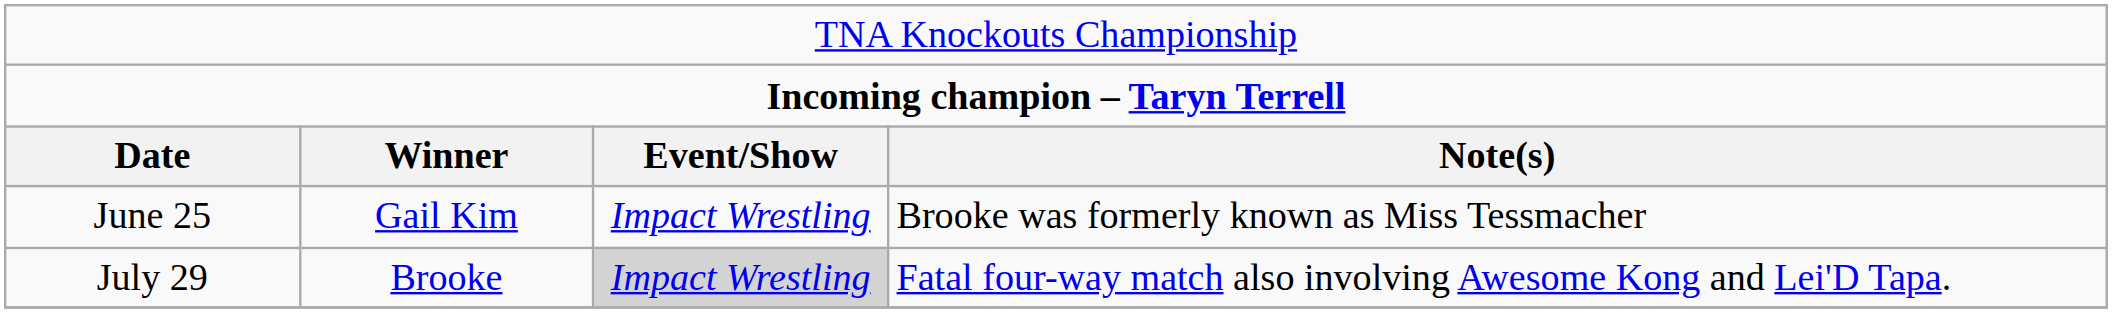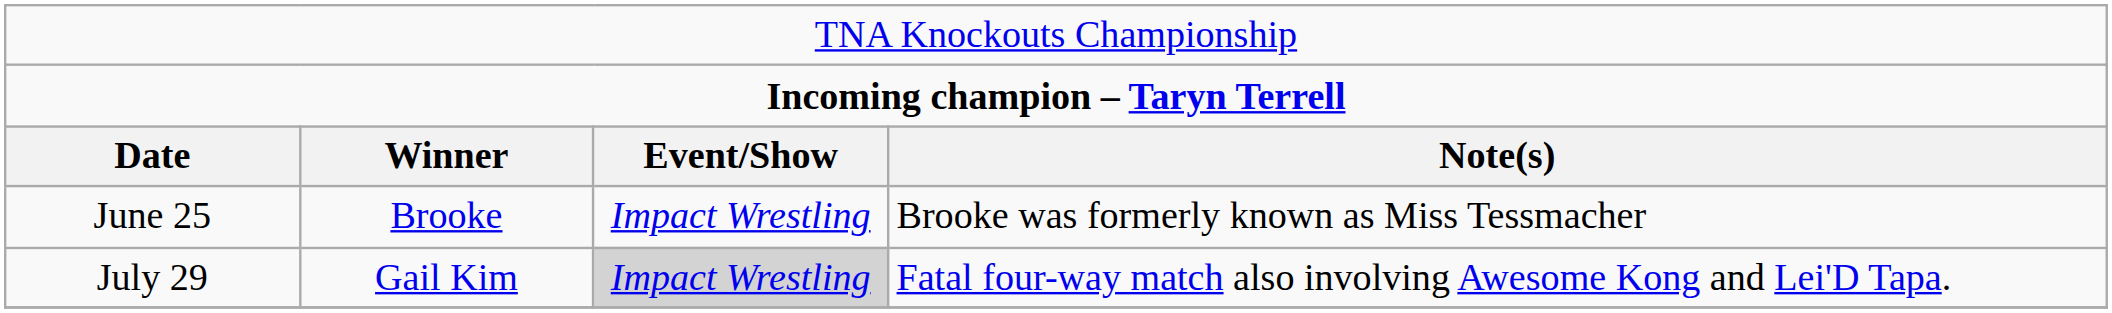(446, 215) Gail Kim -> (446, 215) Brooke
(446, 276) Brooke -> (446, 276) Gail Kim
